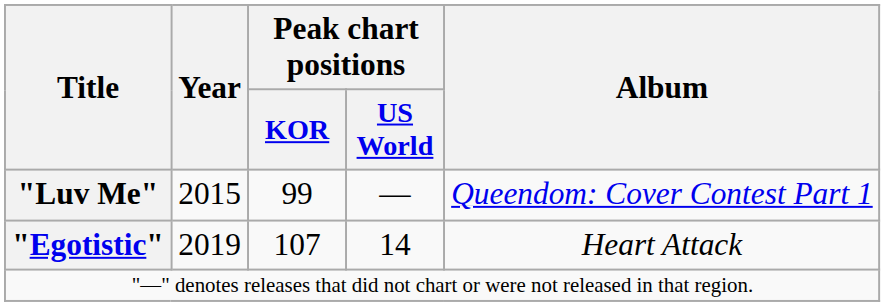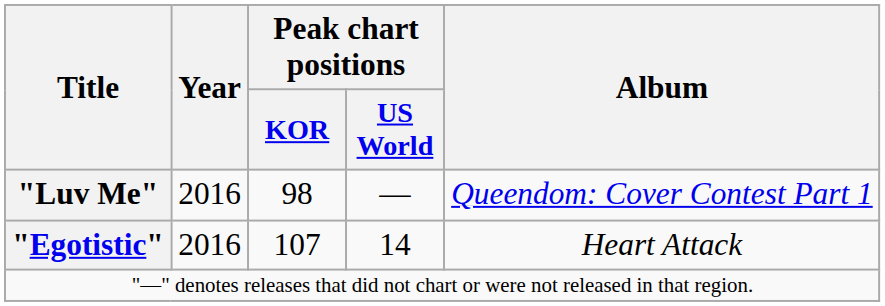(210, 194) 2015 -> (210, 194) 2016
(297, 194) 99 -> (297, 194) 98
(210, 243) 2019 -> (210, 243) 2016
